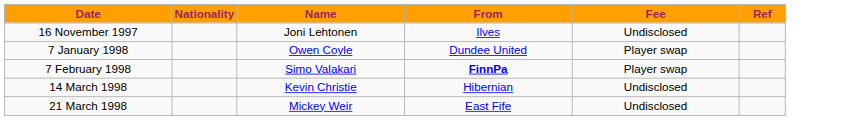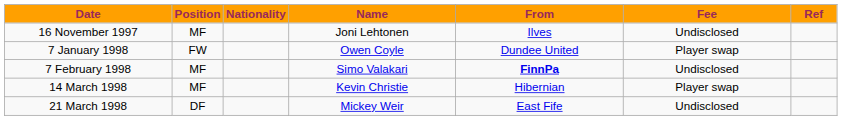+ column: (198, 14)
(656, 69) Player swap -> (707, 69) Undisclosed
(656, 88) Undisclosed -> (707, 88) Player swap
